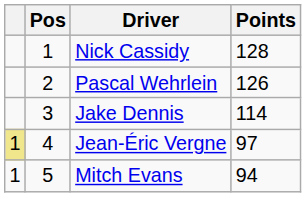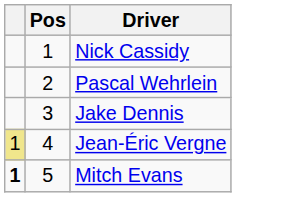- column: (266, 20)
(15, 175) normal -> (15, 175) bold
